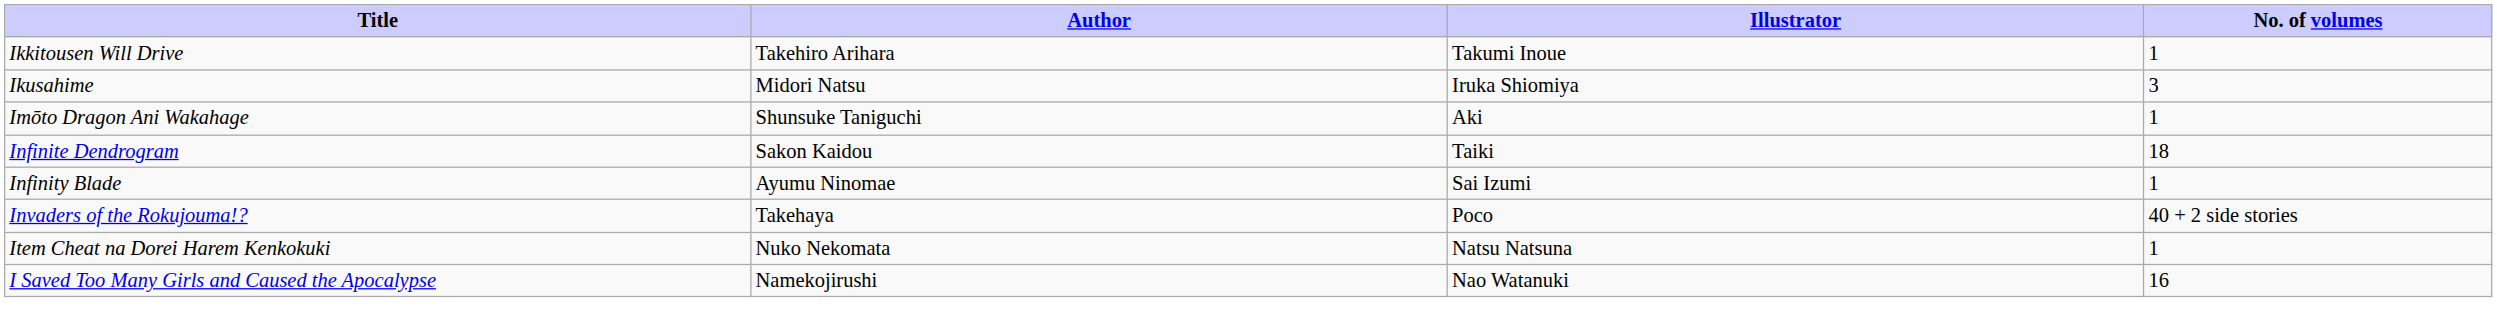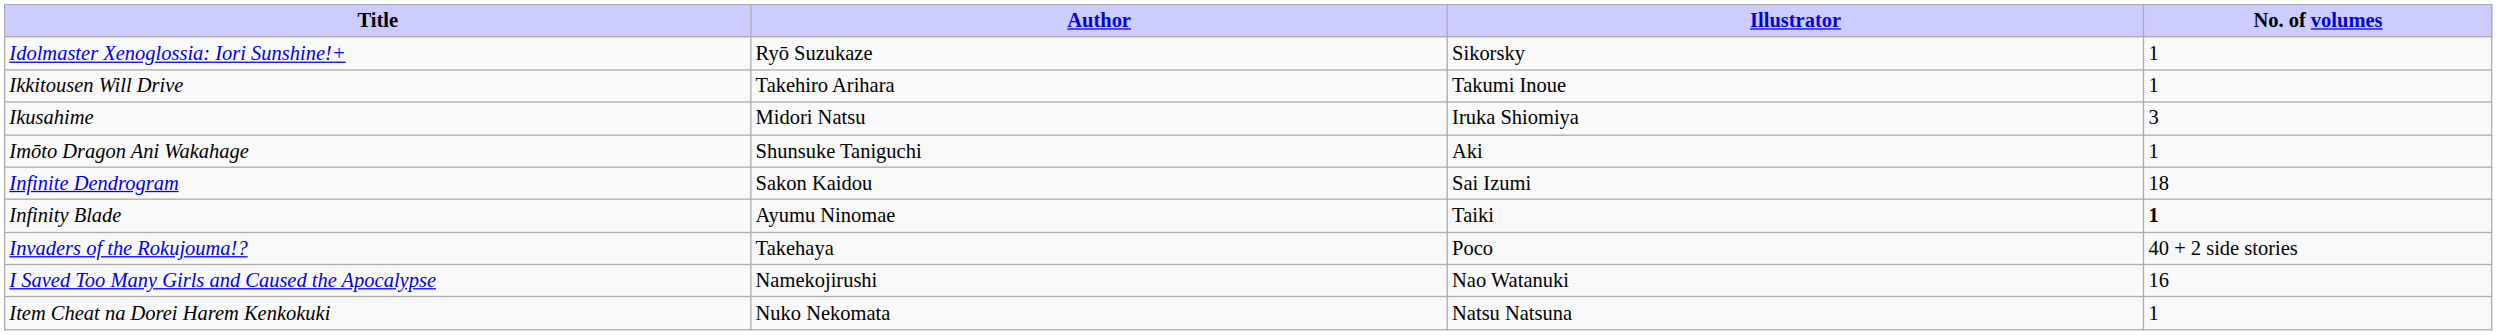+ row: (178, 53)
(1473, 150) Taiki -> (1492, 183) Sai Izumi
(1492, 183) Sai Izumi -> (1473, 215) Taiki
(2154, 183) normal -> (2154, 215) bold
rows swapped: (223, 280) <-> (170, 248)
